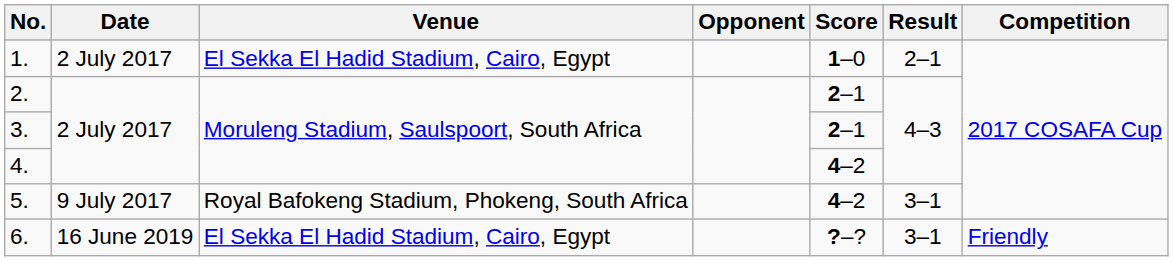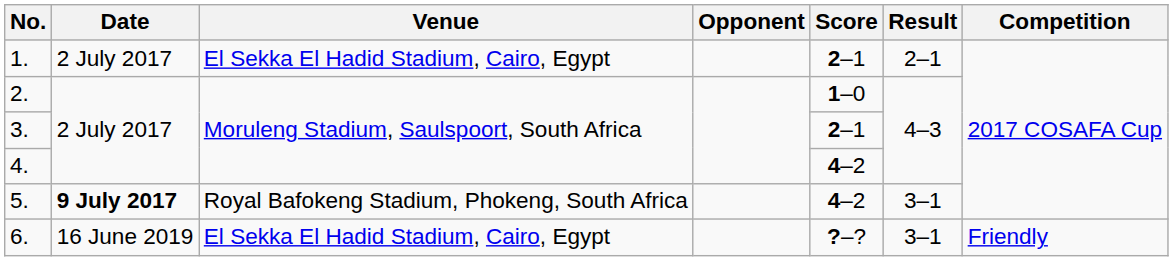(847, 58) 1–0 -> (847, 58) 2–1
(847, 93) 2–1 -> (847, 93) 1–0
(114, 201) normal -> (117, 201) bold
